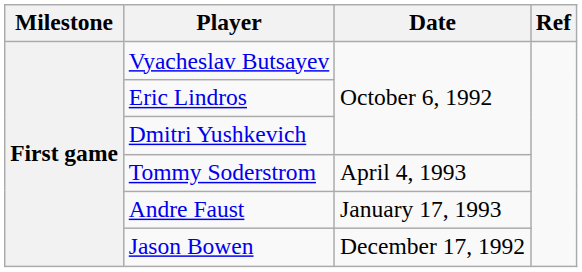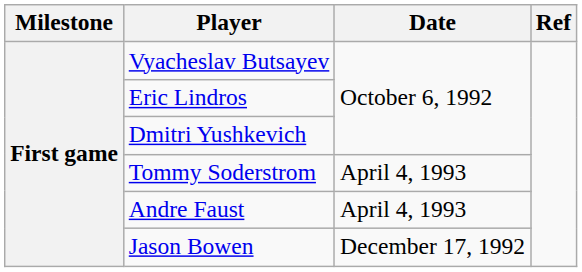(421, 209) January 17, 1993 -> (403, 209) April 4, 1993
